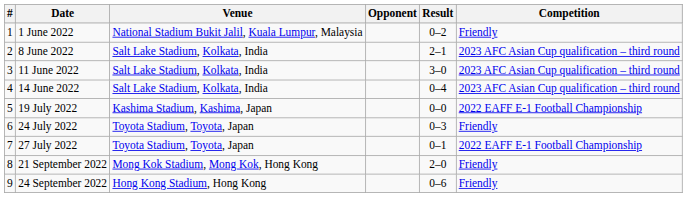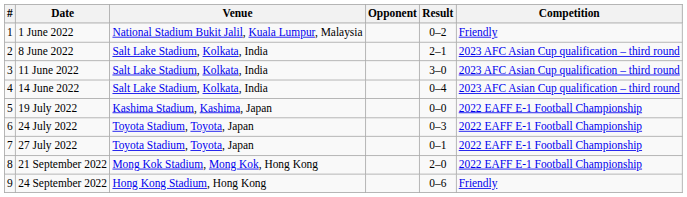(478, 126) Friendly -> (550, 126) 2022 EAFF E-1 Football Championship
(478, 164) Friendly -> (550, 164) 2022 EAFF E-1 Football Championship
